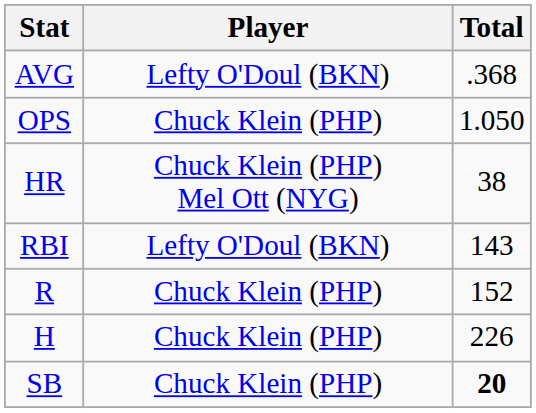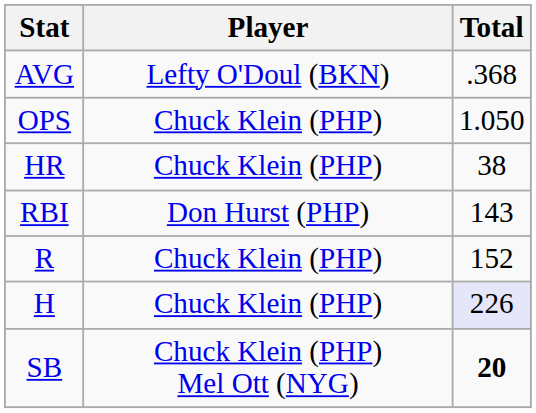(268, 182) Chuck Klein (PHP) Mel Ott (NYG) -> (268, 166) Chuck Klein (PHP)
(268, 245) Lefty O'Doul (BKN) -> (268, 212) Don Hurst (PHP)
(492, 337) no background -> (492, 304) lavender background
(268, 383) Chuck Klein (PHP) -> (268, 367) Chuck Klein (PHP) Mel Ott (NYG)
